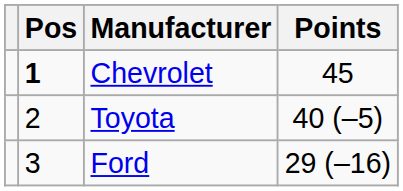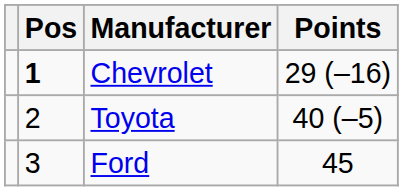(338, 73) 45 -> (338, 73) 29 (–16)
(338, 163) 29 (–16) -> (338, 163) 45
